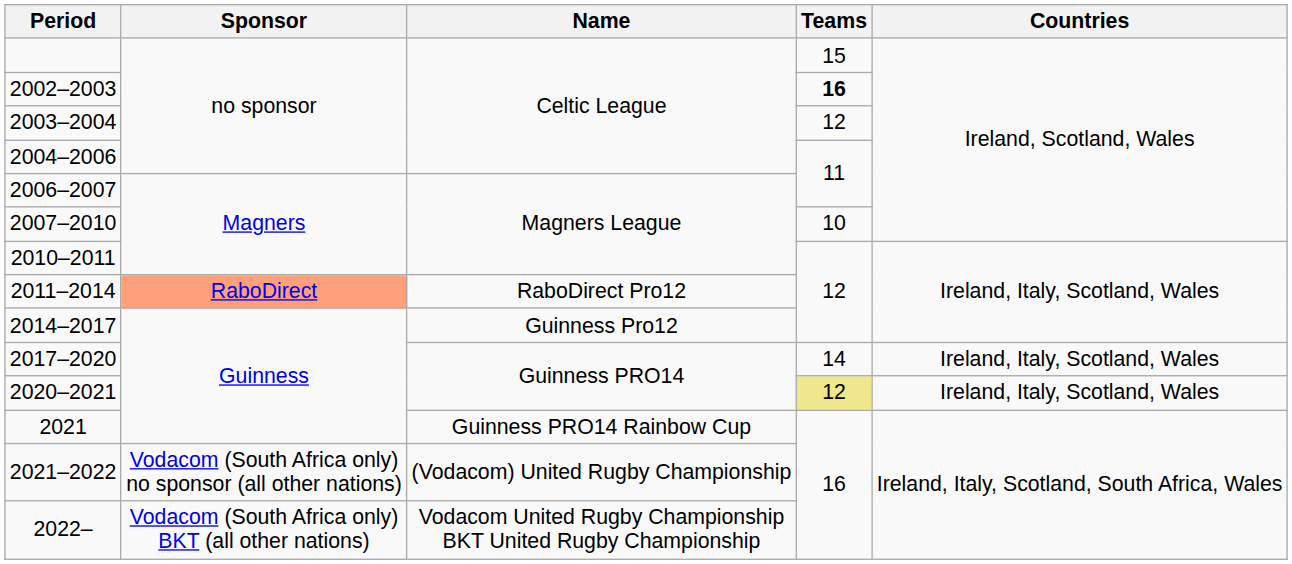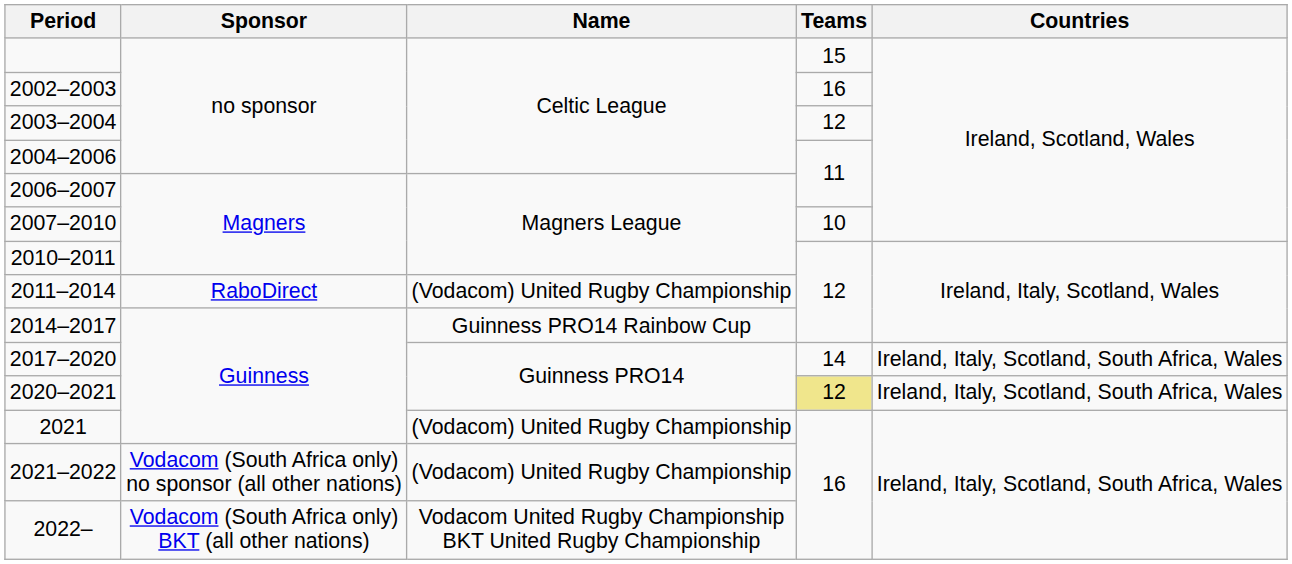(834, 88) bold -> (834, 88) normal
(264, 291) lightsalmon background -> (264, 291) no background
(601, 291) RaboDirect Pro12 -> (601, 291) (Vodacom) United Rugby Championship
(601, 325) Guinness Pro12 -> (601, 325) Guinness PRO14 Rainbow Cup
(1080, 358) Ireland, Italy, Scotland, Wales -> (1080, 358) Ireland, Italy, Scotland, South Africa, Wales
(1080, 392) Ireland, Italy, Scotland, Wales -> (1080, 392) Ireland, Italy, Scotland, South Africa, Wales
(601, 426) Guinness PRO14 Rainbow Cup -> (601, 426) (Vodacom) United Rugby Championship
